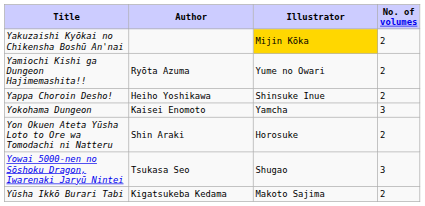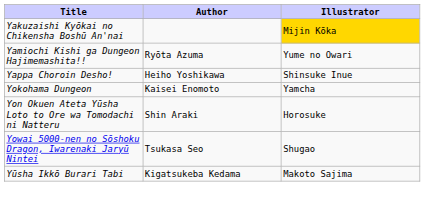- column: (399, 17)
